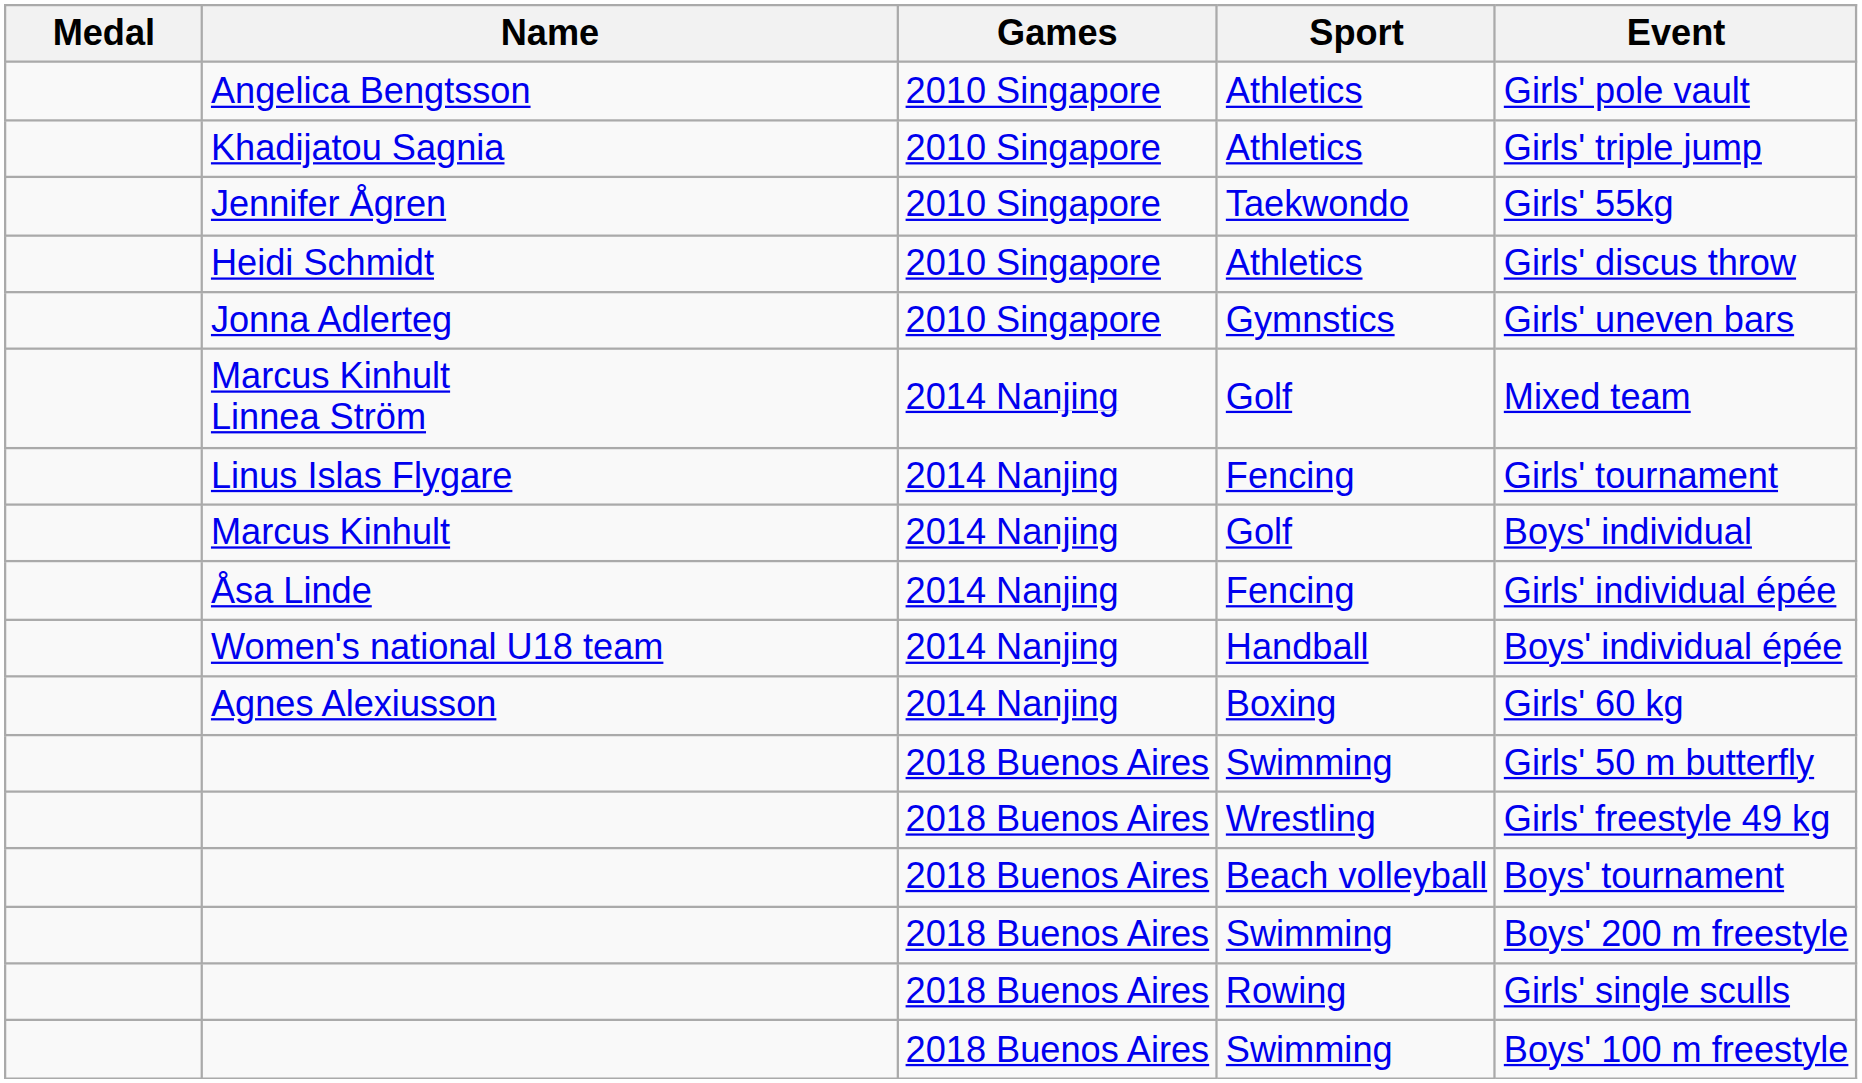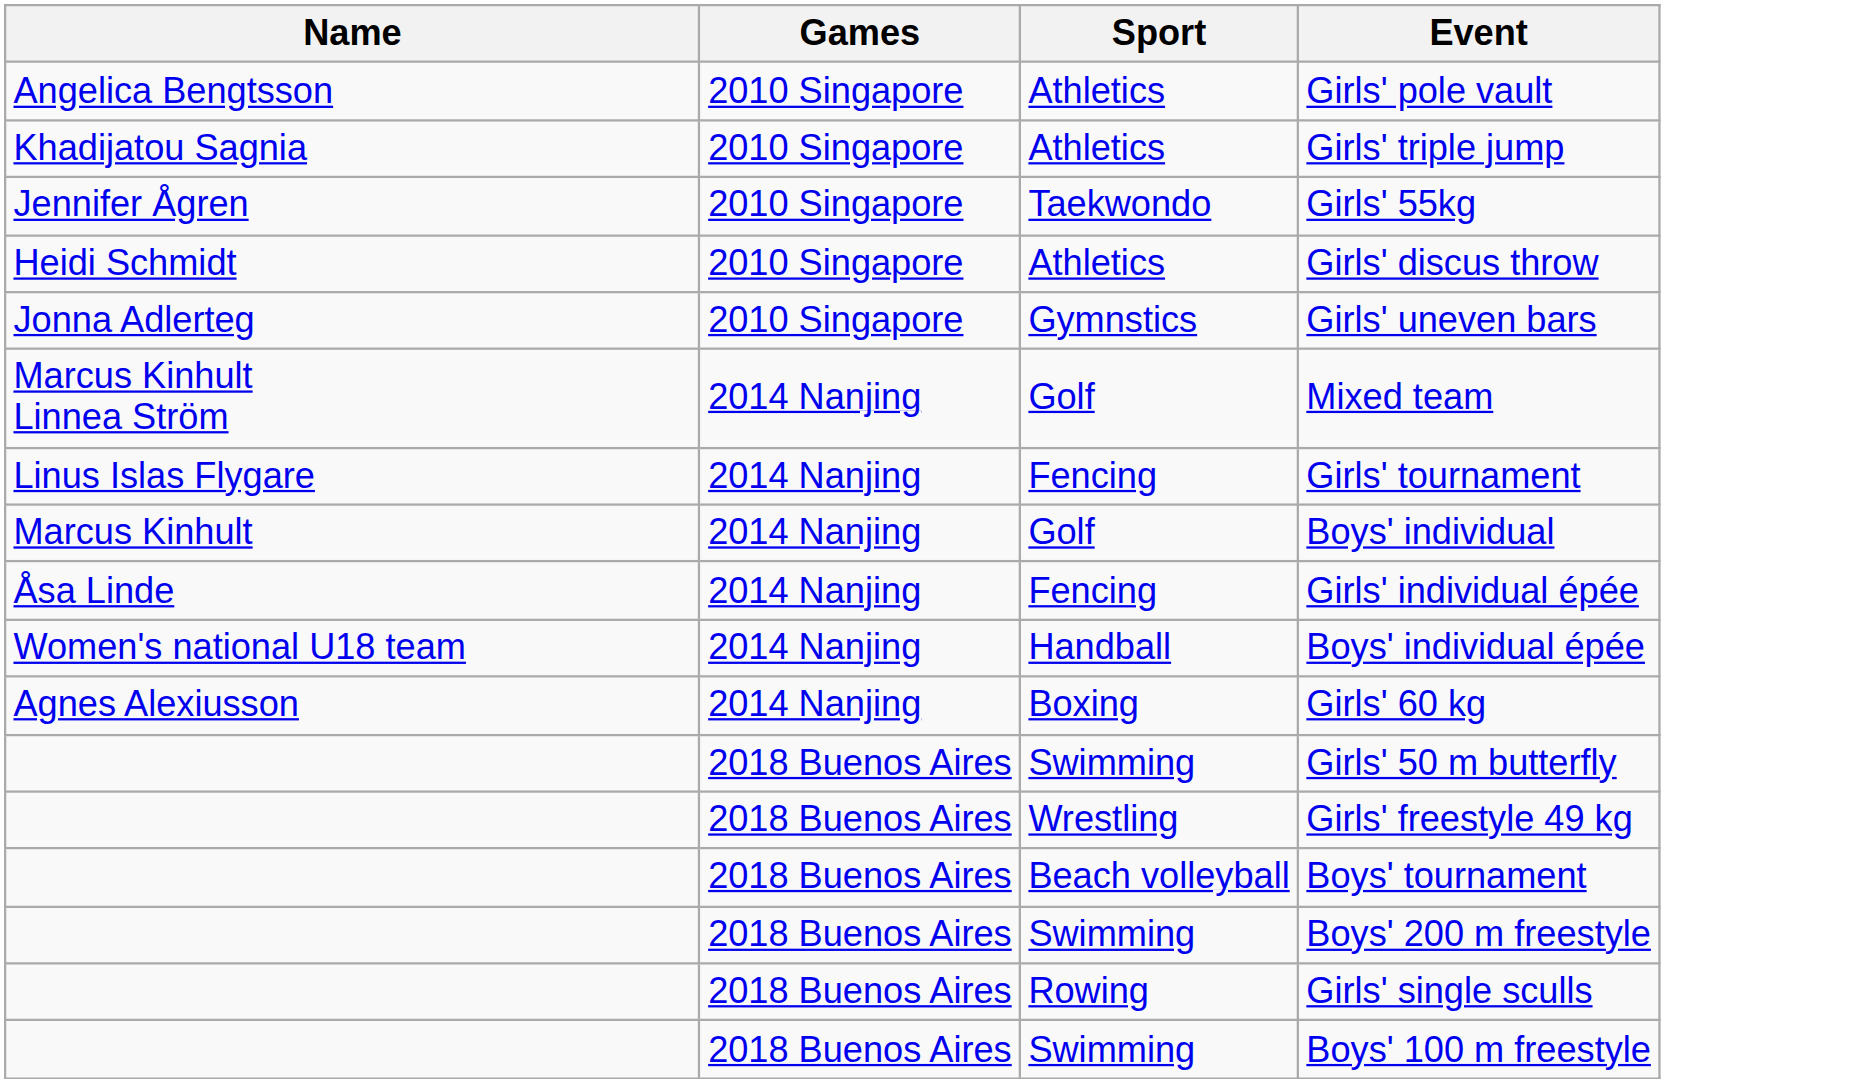- column: (104, 33)
